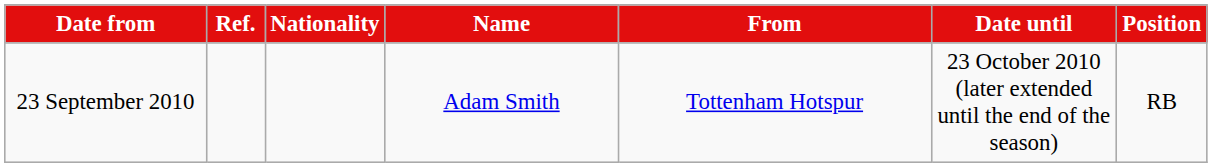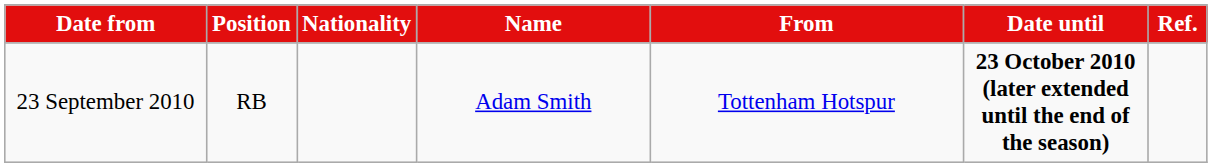columns swapped: (1162, 23) <-> (236, 23)
(1024, 102) normal -> (1056, 102) bold
